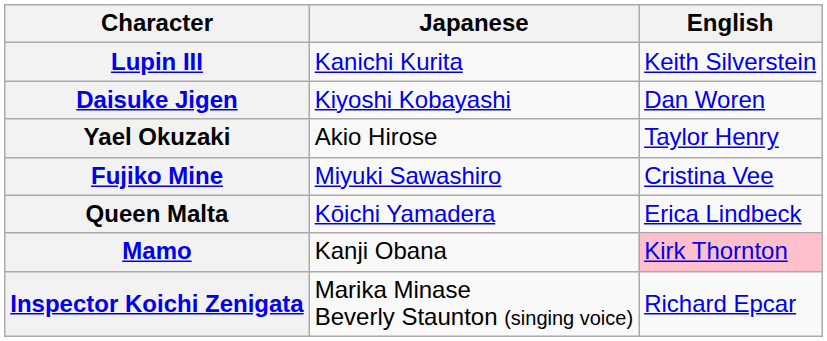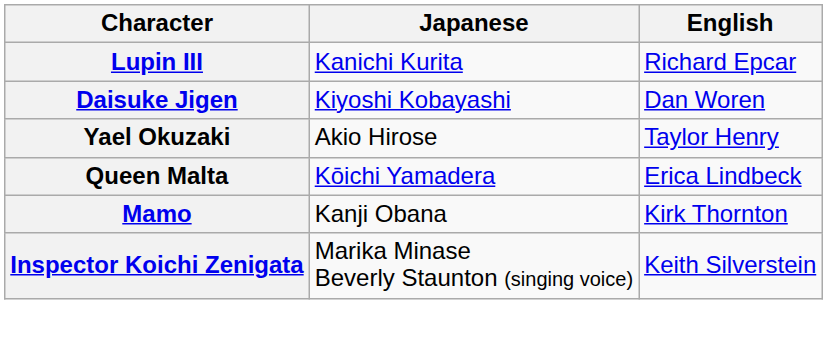(730, 61) Keith Silverstein -> (720, 61) Richard Epcar
- row: (157, 175)
(716, 251) pink background -> (716, 213) no background
(720, 303) Richard Epcar -> (730, 265) Keith Silverstein
